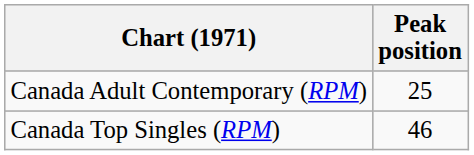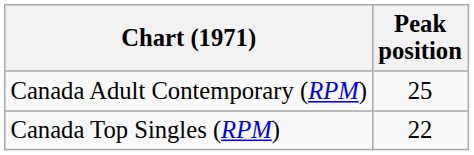(420, 129) 46 -> (420, 129) 22
